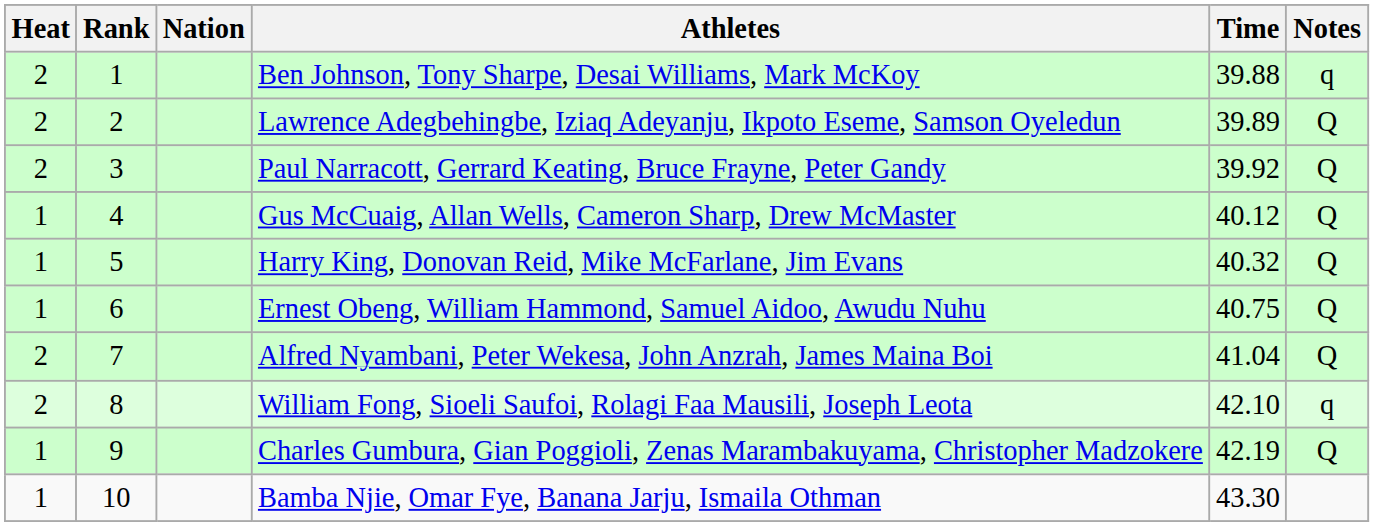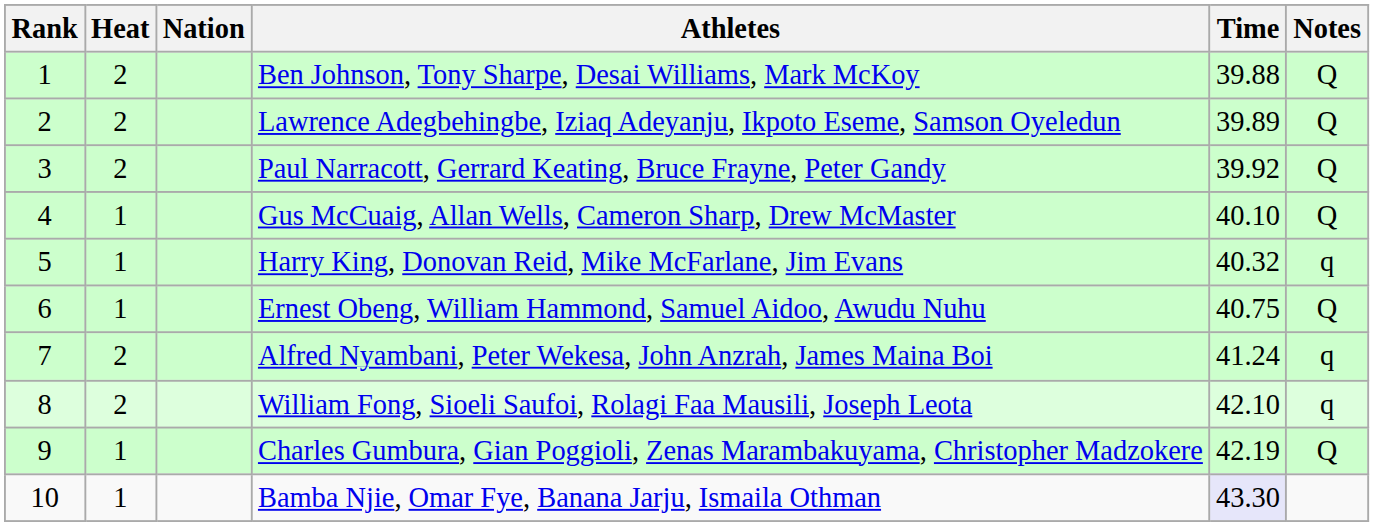columns swapped: (116, 28) <-> (41, 28)
(1327, 74) q -> (1327, 74) Q
(1248, 215) 40.12 -> (1248, 215) 40.10
(1327, 262) Q -> (1327, 262) q
(1248, 356) 41.04 -> (1248, 356) 41.24
(1327, 356) Q -> (1327, 356) q
(1248, 496) no background -> (1248, 496) lavender background
